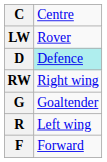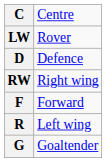(60, 59) paleturquoise background -> (60, 59) no background
rows swapped: (19, 102) <-> (19, 146)
